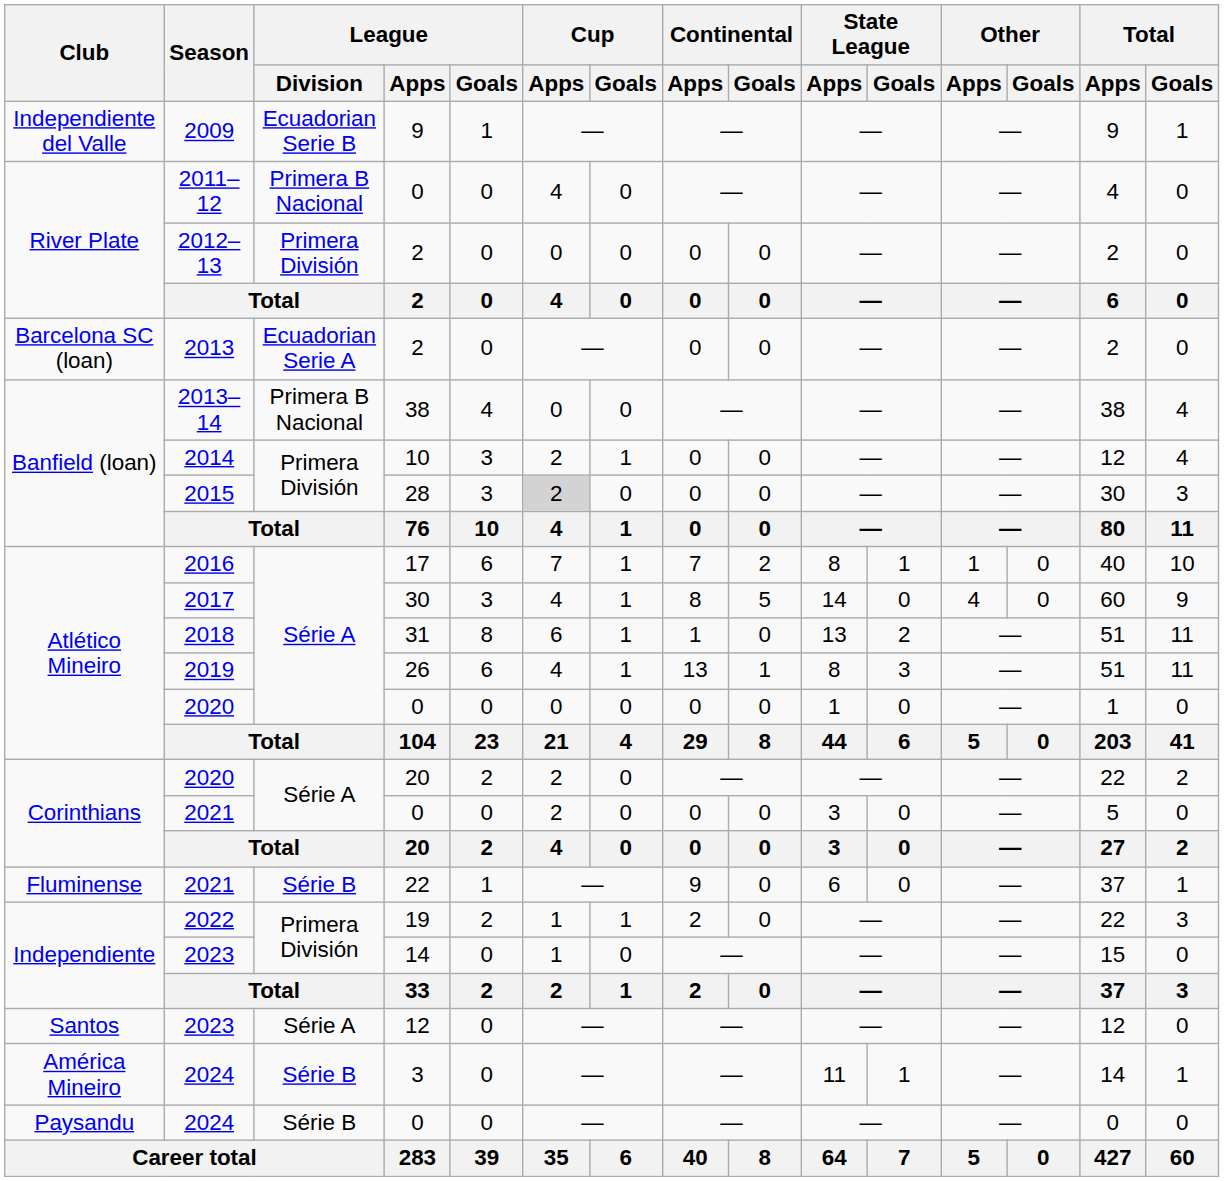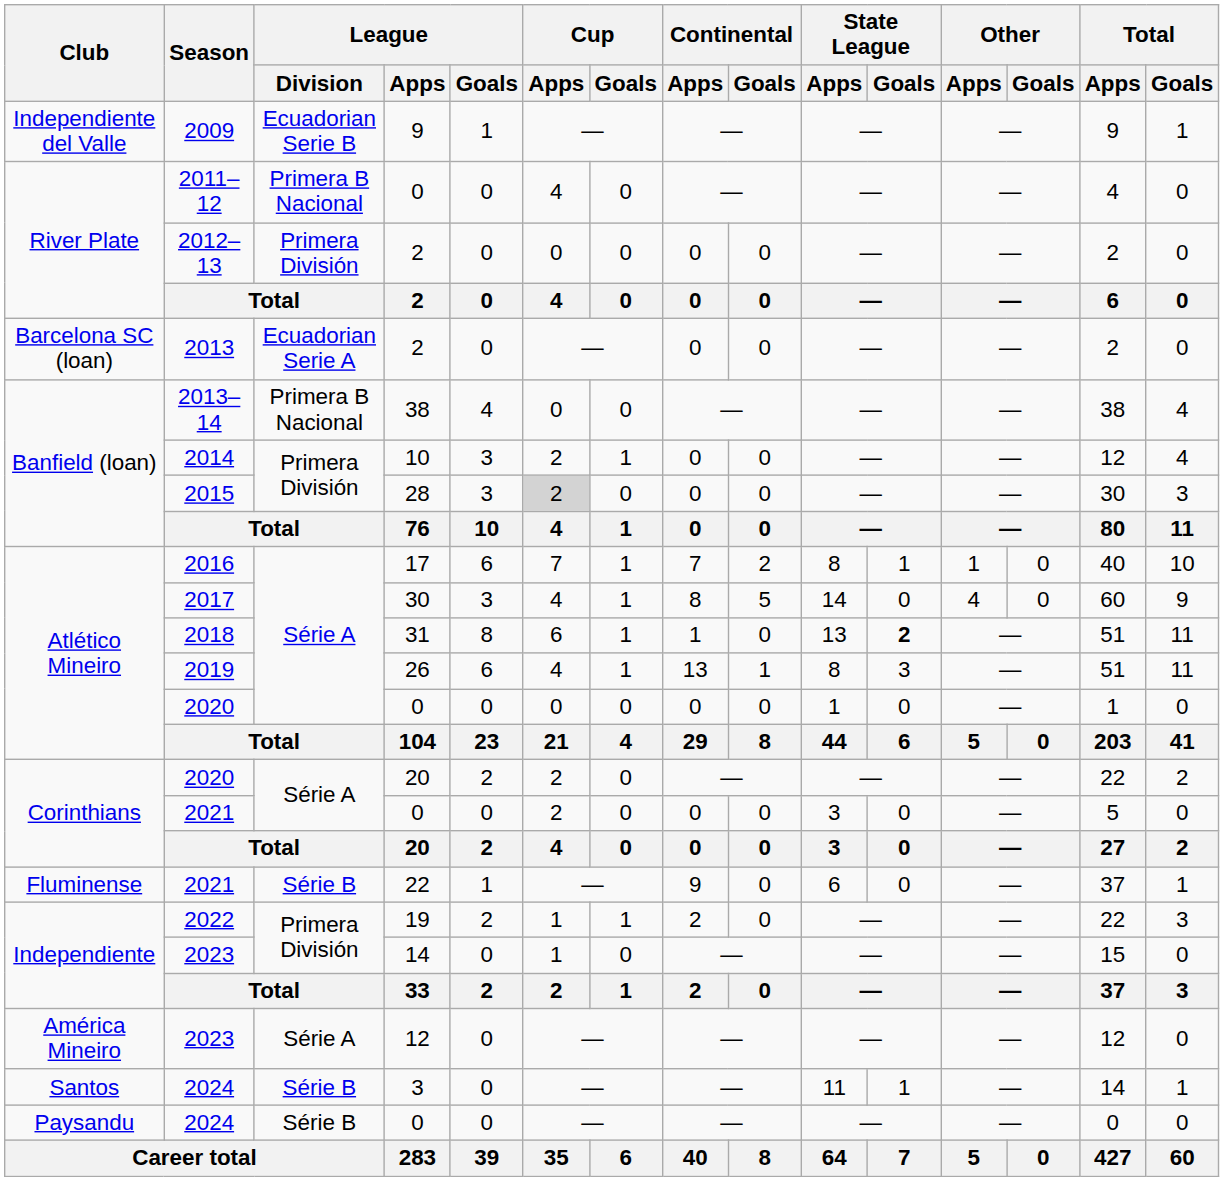(904, 635) normal -> (904, 635) bold
(84, 1026) Santos -> (84, 1038) América Mineiro
(84, 1074) América Mineiro -> (84, 1086) Santos
